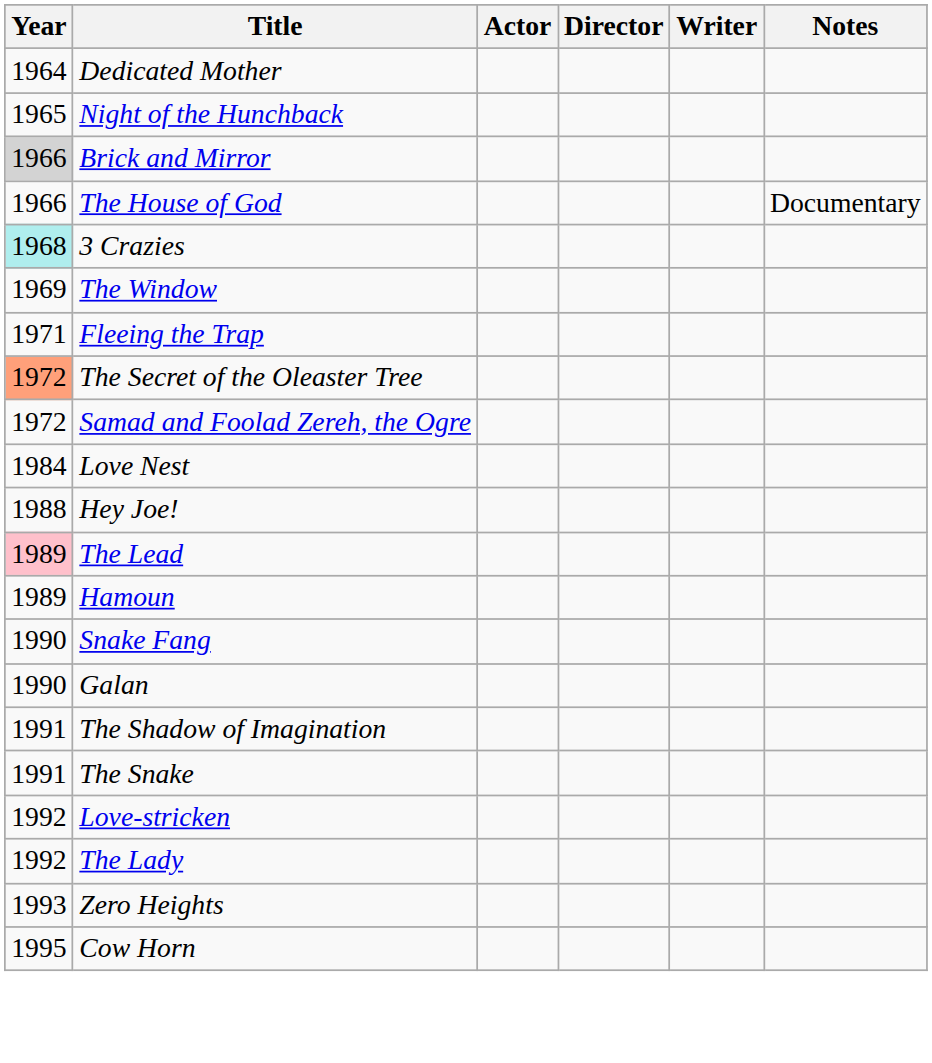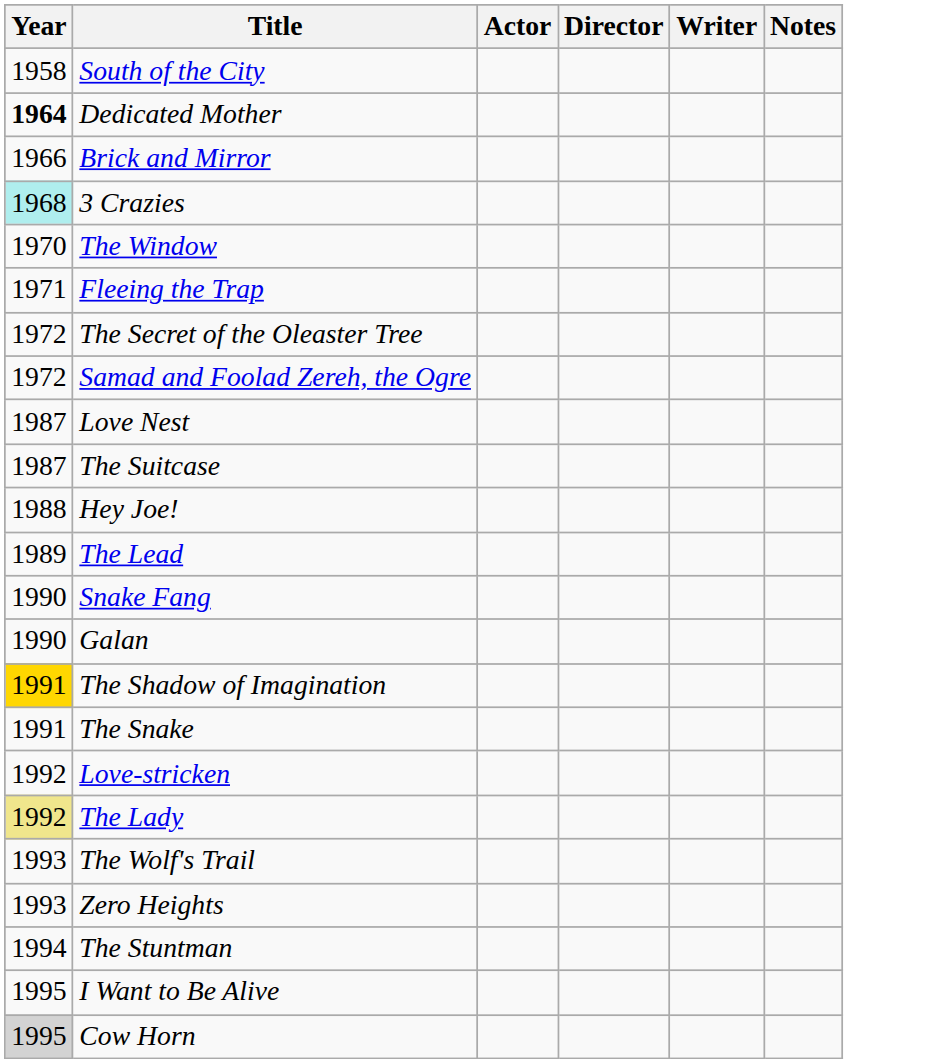+ row: (172, 70)
(39, 70) normal -> (39, 114) bold
- row: (211, 114)
(39, 158) lightgrey background -> (39, 158) no background
- row: (180, 202)
(39, 289) 1969 -> (39, 245) 1970
(39, 377) lightsalmon background -> (39, 333) no background
(39, 465) 1984 -> (39, 421) 1987
+ row: (150, 465)
(39, 553) pink background -> (39, 553) no background
- row: (127, 597)
(39, 728) no background -> (39, 684) gold background
(39, 860) no background -> (39, 816) khaki background
+ row: (167, 860)
+ row: (156, 948)
+ row: (179, 992)
(39, 948) no background -> (39, 1036) lightgrey background
